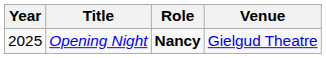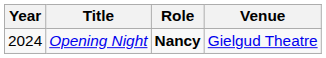(25, 41) 2025 -> (25, 41) 2024
